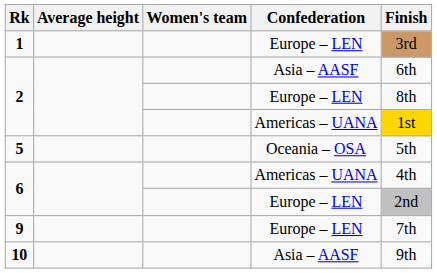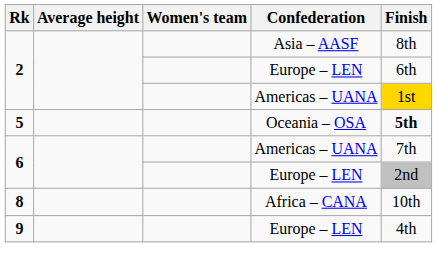- row: (19, 44)
(406, 70) 6th -> (406, 44) 8th
(406, 96) 8th -> (406, 70) 6th
(406, 149) normal -> (406, 123) bold
(406, 175) 4th -> (406, 149) 7th
+ row: (19, 202)
(406, 228) 7th -> (406, 228) 4th
- row: (19, 254)
